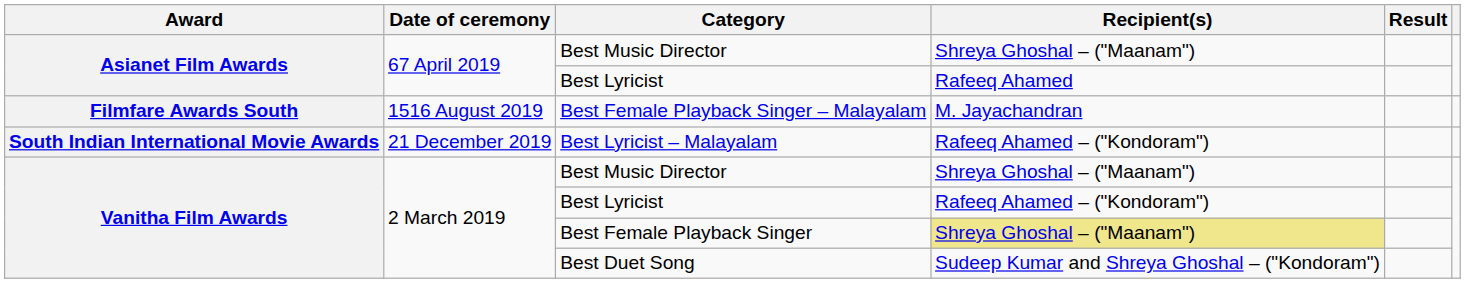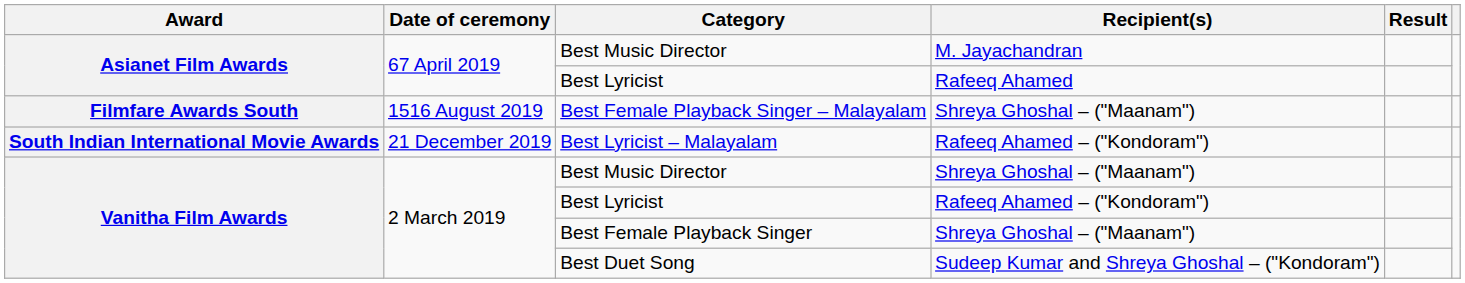(1065, 50) Shreya Ghoshal – ("Maanam") -> (1009, 50) M. Jayachandran
(1009, 111) M. Jayachandran -> (1065, 111) Shreya Ghoshal – ("Maanam")
(1065, 232) khaki background -> (1065, 232) no background
